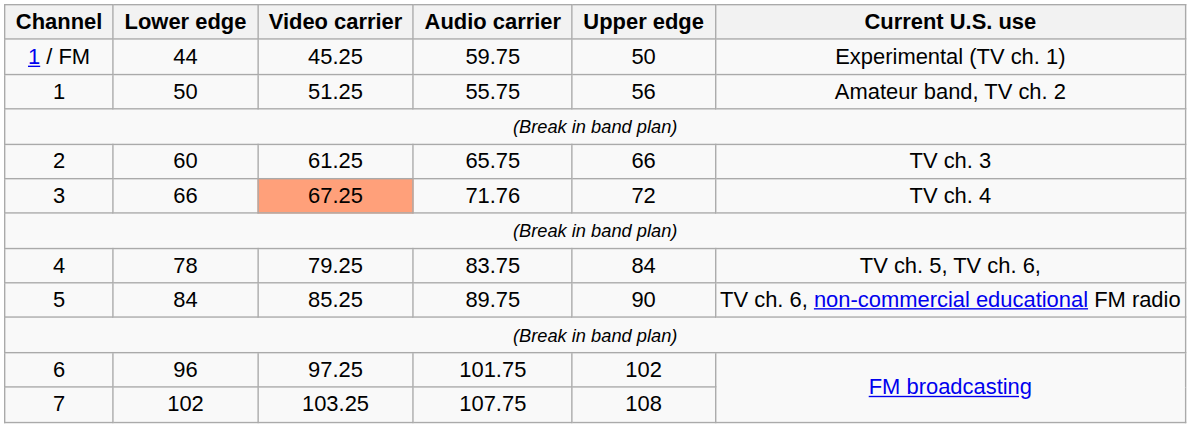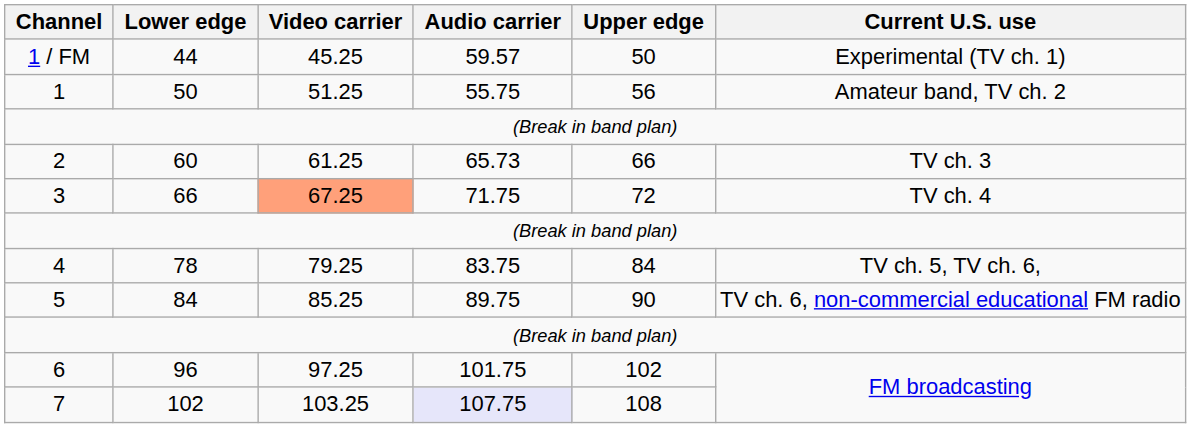(493, 56) 59.75 -> (493, 56) 59.57
(493, 160) 65.75 -> (493, 160) 65.73
(493, 195) 71.76 -> (493, 195) 71.75
(493, 404) no background -> (493, 404) lavender background
